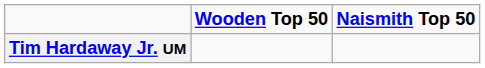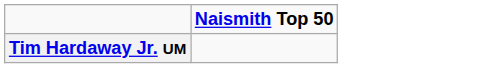- column: (261, 19)
